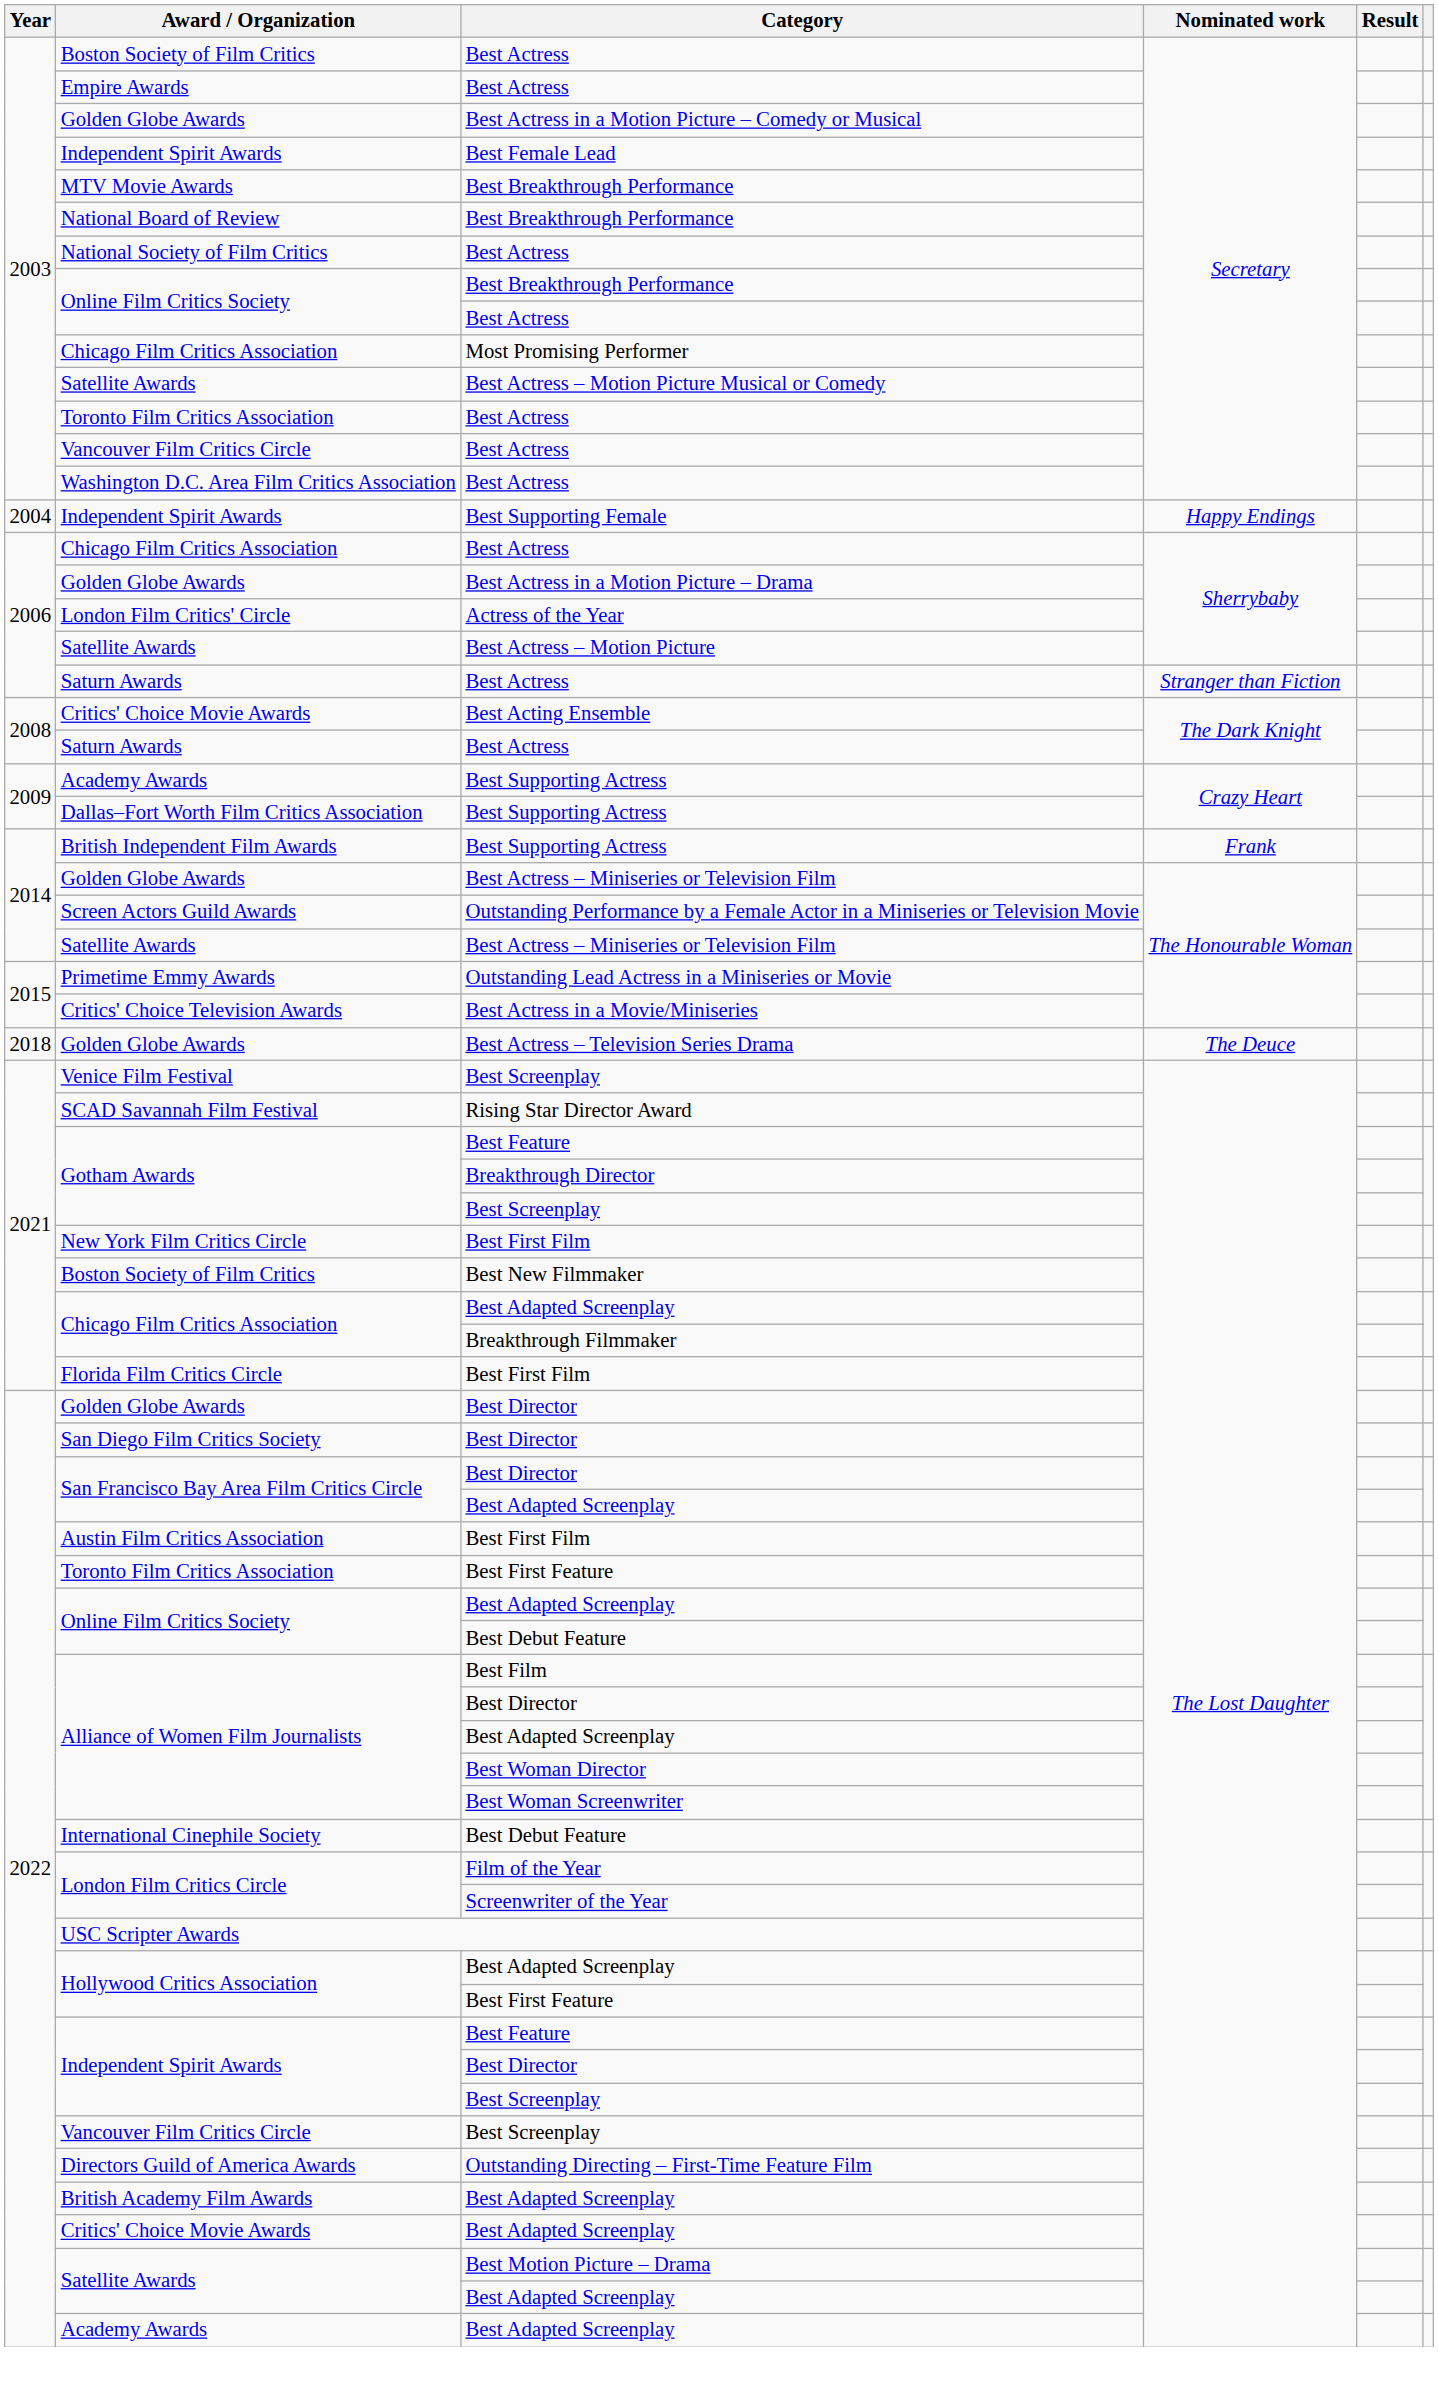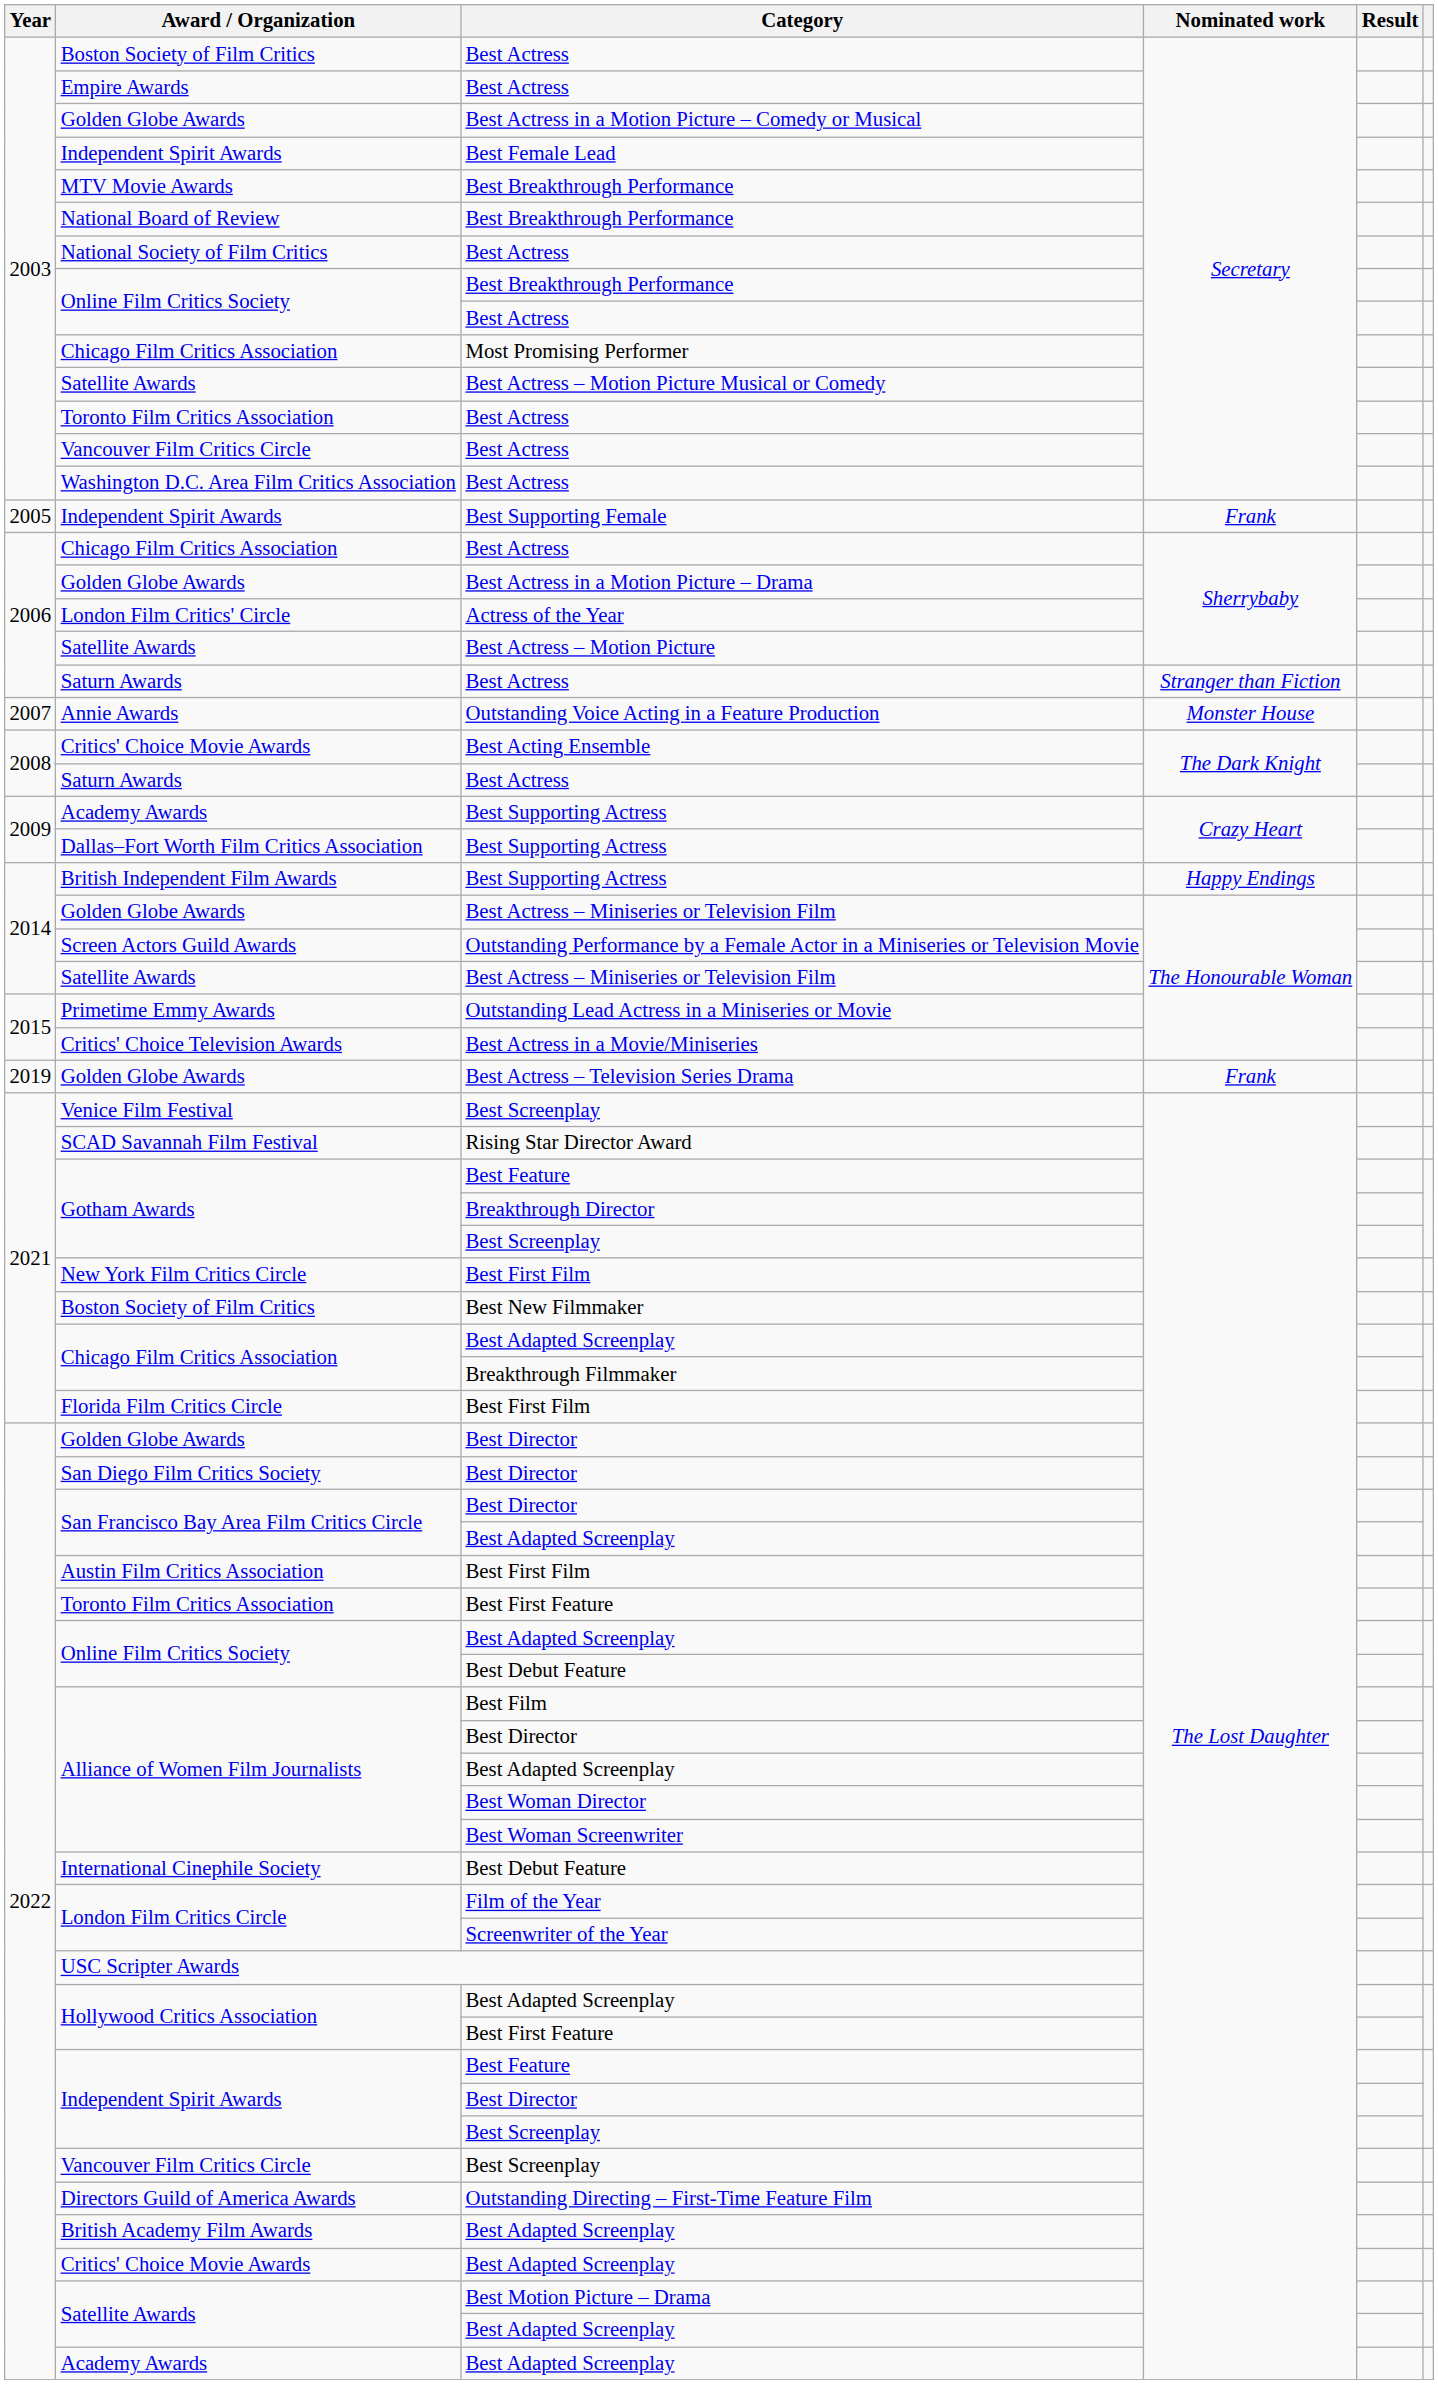(30, 515) 2004 -> (30, 515) 2005
(1250, 515) Happy Endings -> (1250, 515) Frank
+ row: (119, 713)
(1250, 845) Frank -> (1250, 878) Happy Endings
(30, 1043) 2018 -> (30, 1076) 2019
(1250, 1043) The Deuce -> (1250, 1076) Frank
